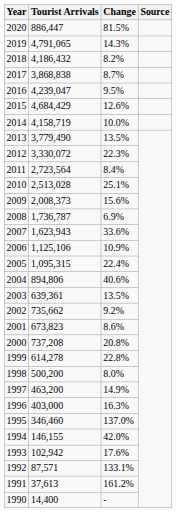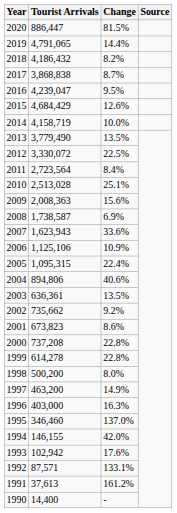(116, 43) 14.3% -> (116, 43) 14.4%
(116, 153) 22.3% -> (116, 153) 22.5%
(51, 201) 2,008,373 -> (51, 201) 2,008,363
(51, 216) 1,736,787 -> (51, 216) 1,738,587
(47, 295) 639,361 -> (47, 295) 636,361
(116, 342) 20.8% -> (116, 342) 22.8%
